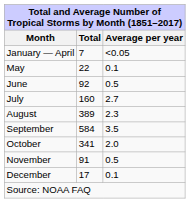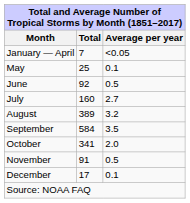(84, 68) 22 -> (84, 68) 25
(112, 114) 2.3 -> (112, 114) 3.2
